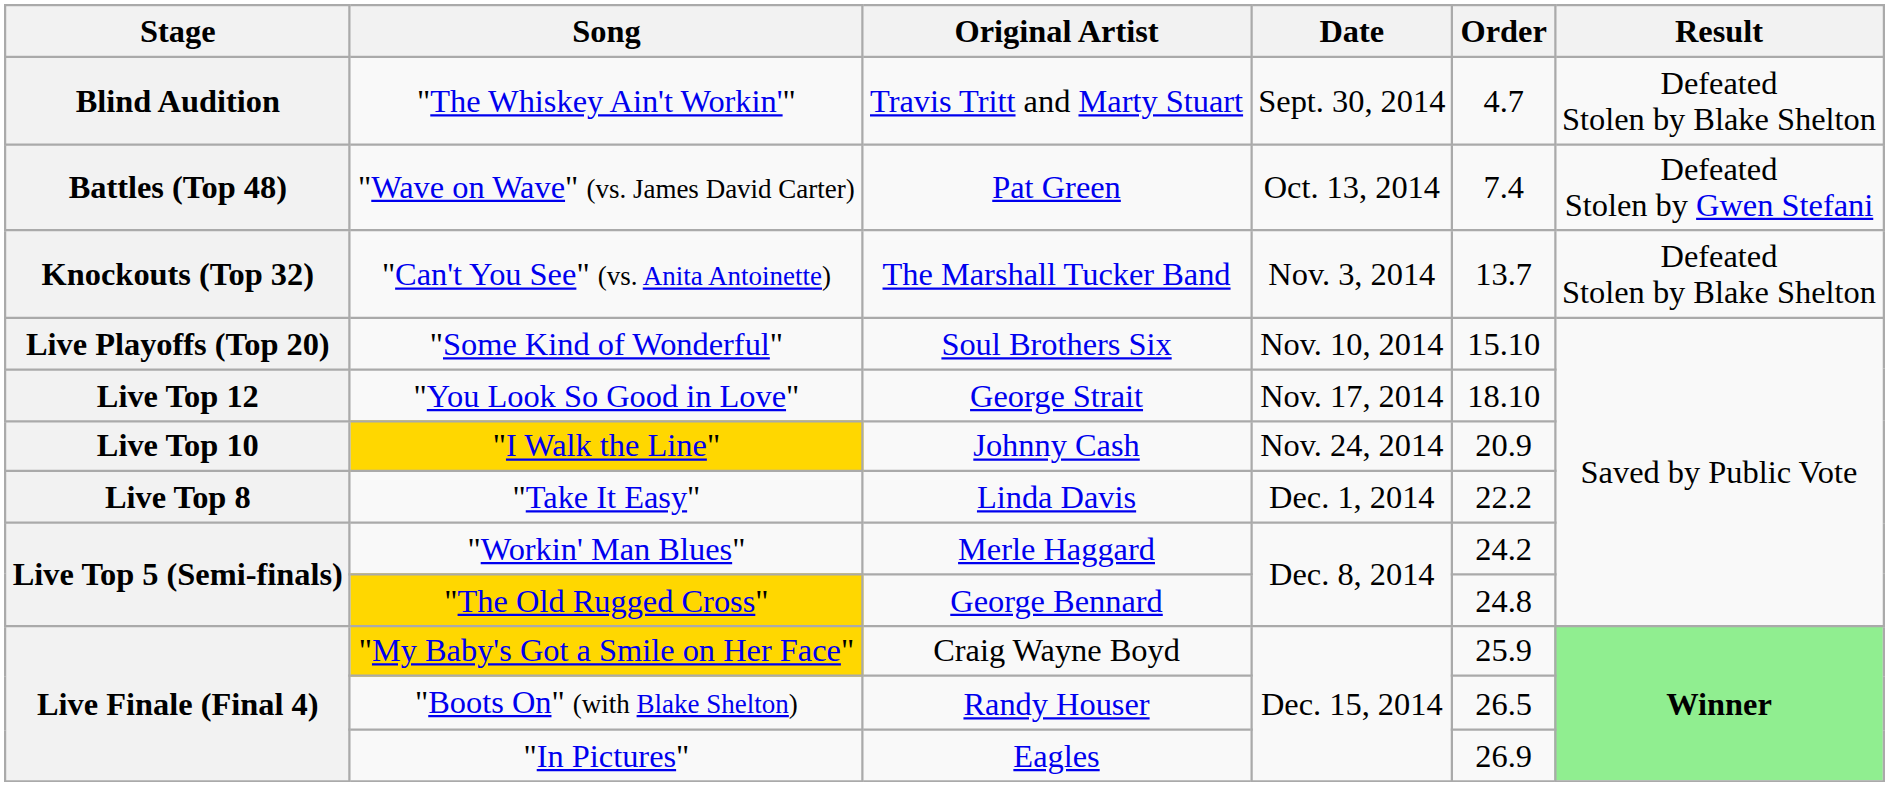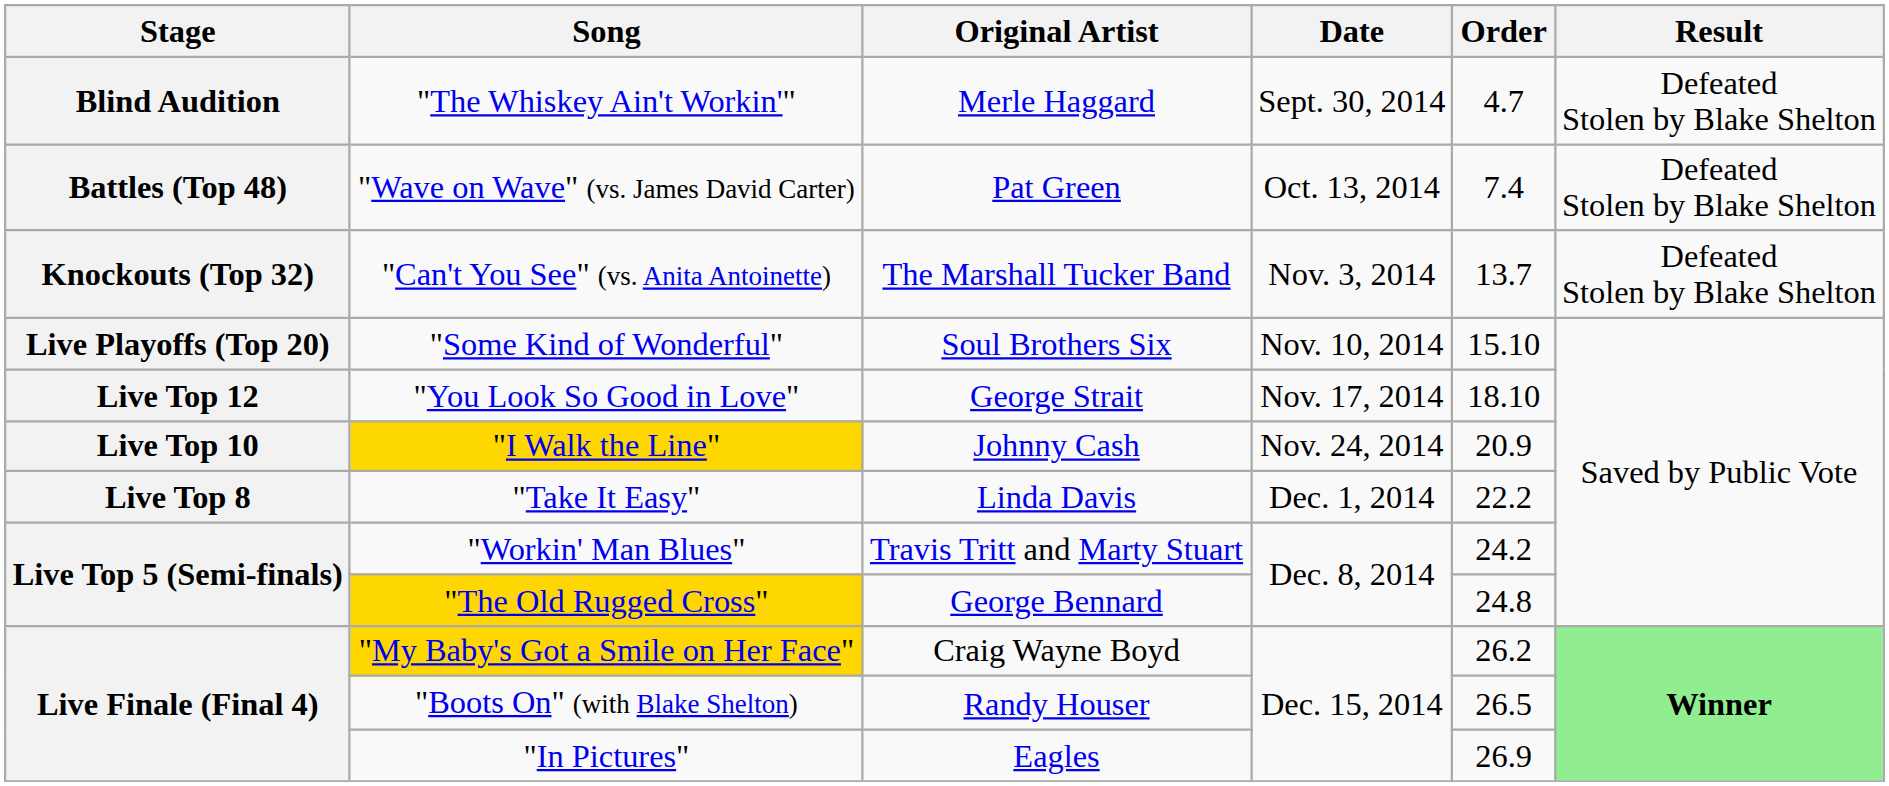(1057, 100) Travis Tritt and Marty Stuart -> (1057, 100) Merle Haggard
(1719, 187) Defeated Stolen by Gwen Stefani -> (1719, 187) Defeated Stolen by Blake Shelton
(1057, 549) Merle Haggard -> (1057, 549) Travis Tritt and Marty Stuart
(1504, 651) 25.9 -> (1504, 651) 26.2
